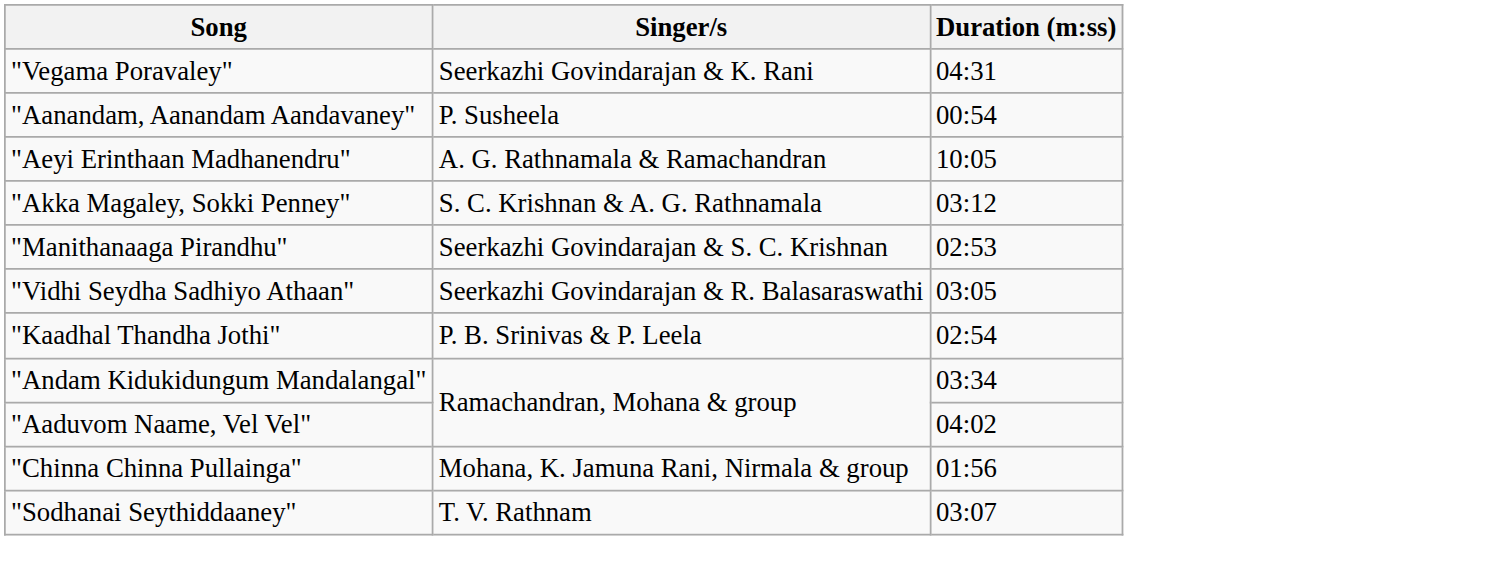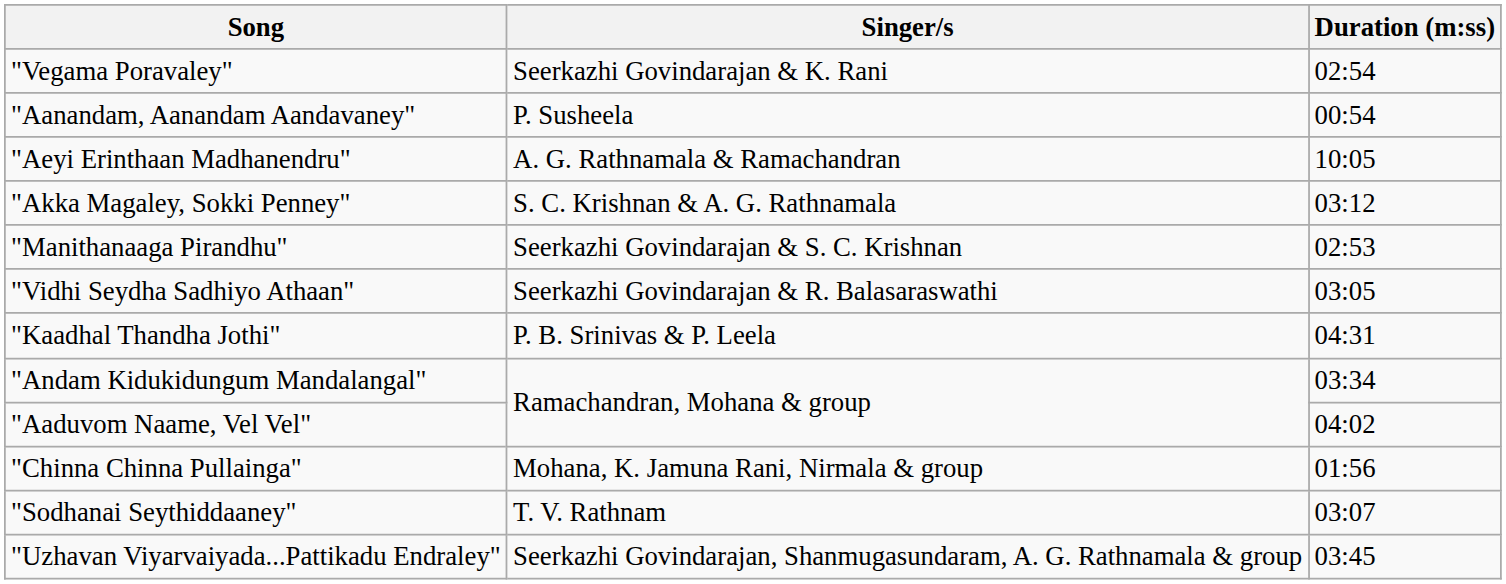(966, 70) 04:31 -> (1345, 70) 02:54
(966, 335) 02:54 -> (1345, 335) 04:31
+ row: (256, 556)
